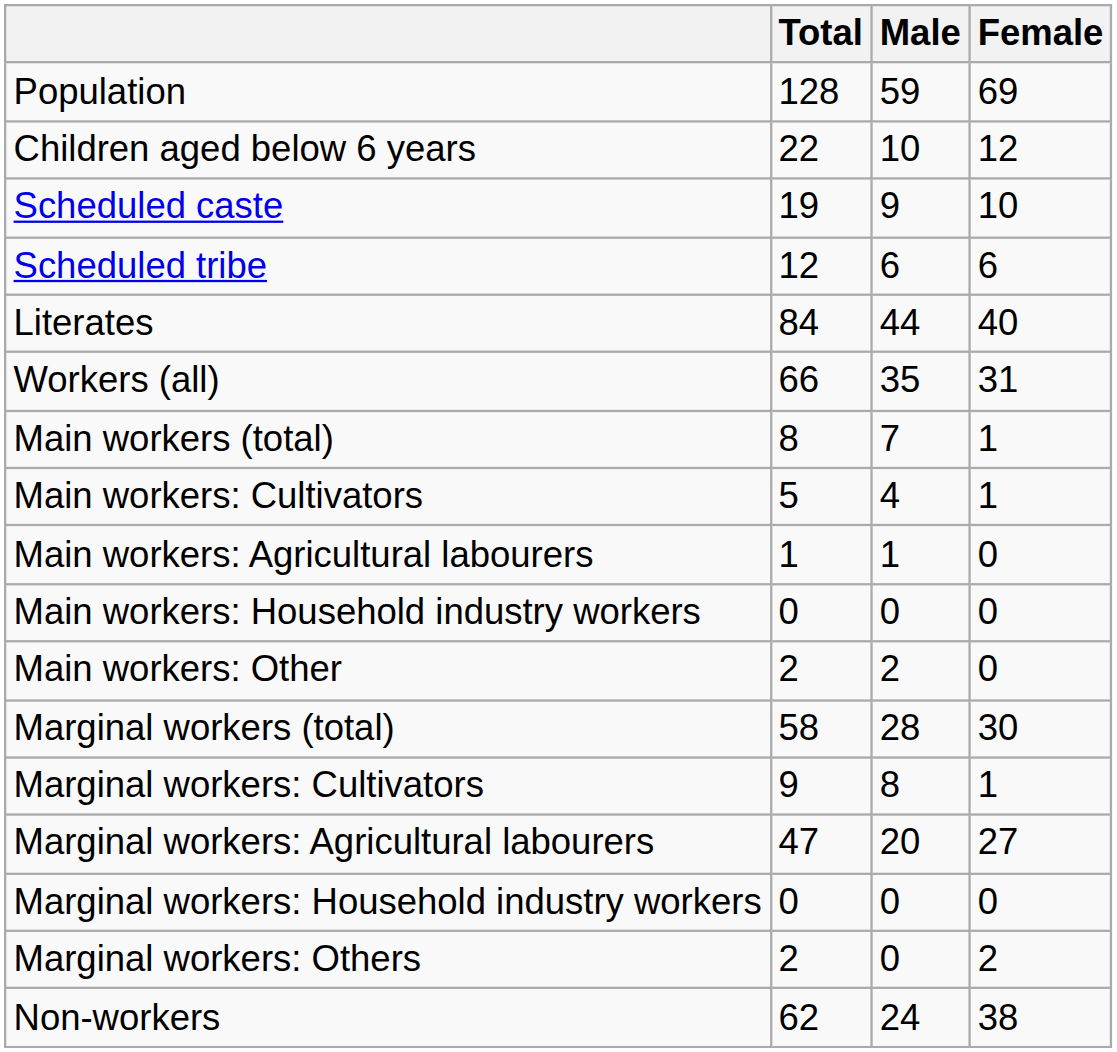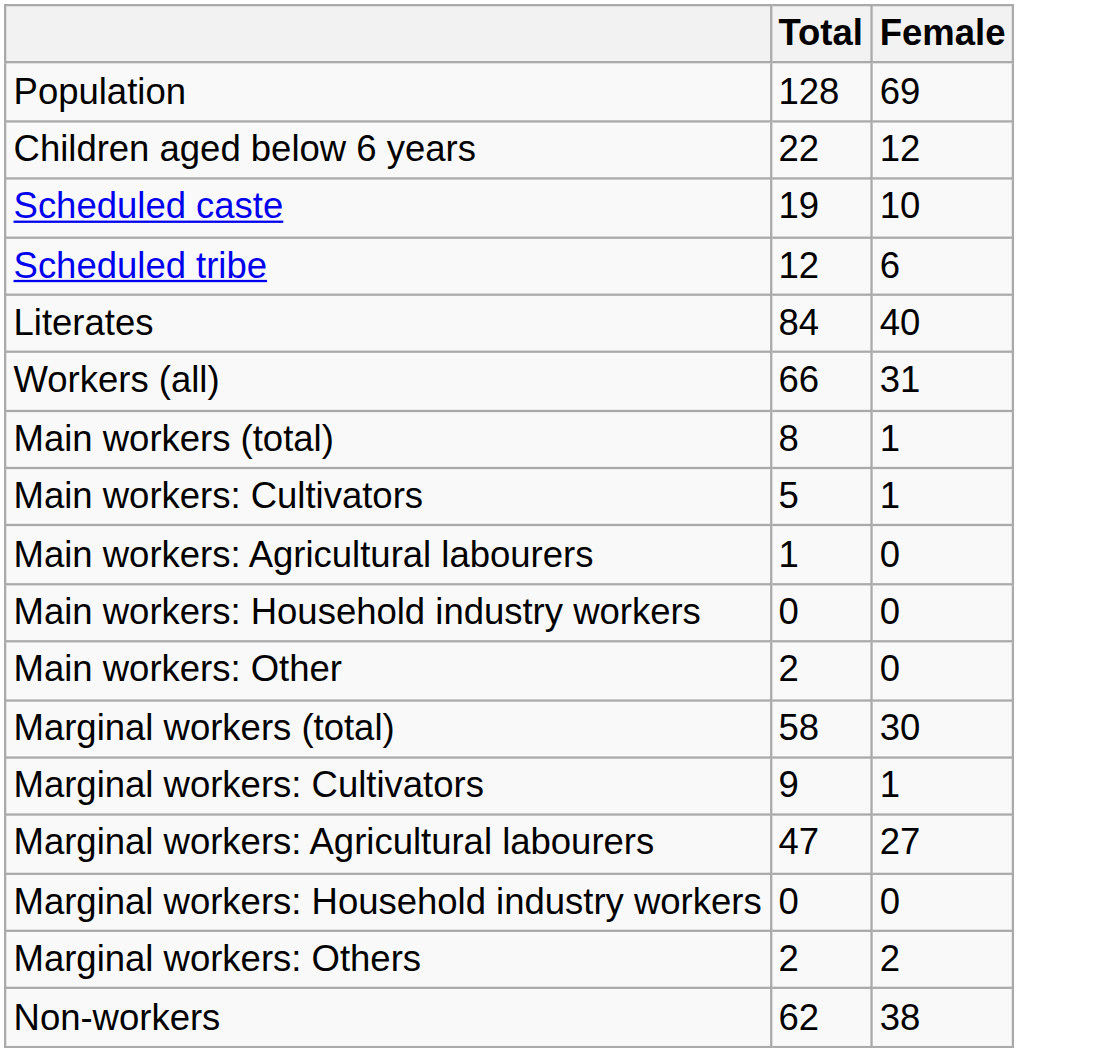- column: (920, 33)
